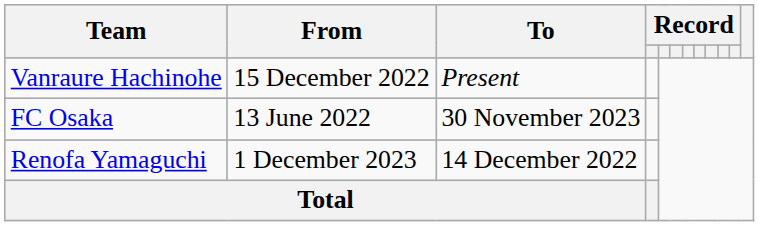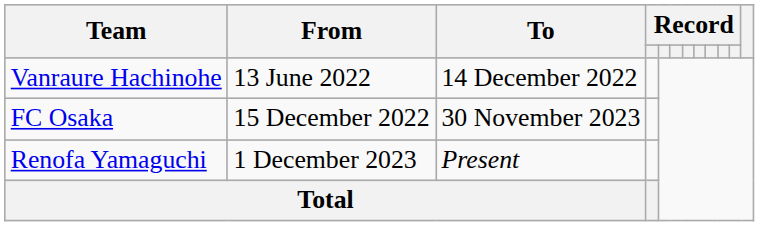(332, 77) 15 December 2022 -> (302, 77) 13 June 2022
(480, 77) Present -> (539, 77) 14 December 2022
(302, 118) 13 June 2022 -> (332, 118) 15 December 2022
(539, 159) 14 December 2022 -> (480, 159) Present
